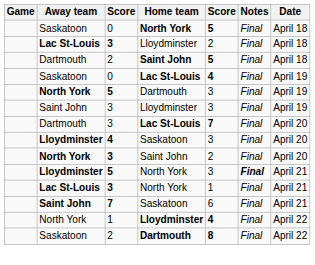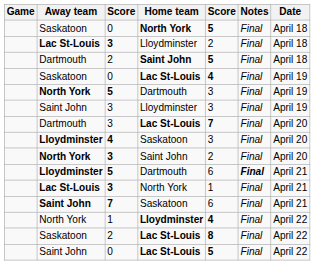(163, 172) North York -> (163, 172) Dartmouth
(211, 172) 3 -> (211, 172) 6
(165, 236) Dartmouth -> (170, 236) Lac St-Louis
+ row: (63, 252)
